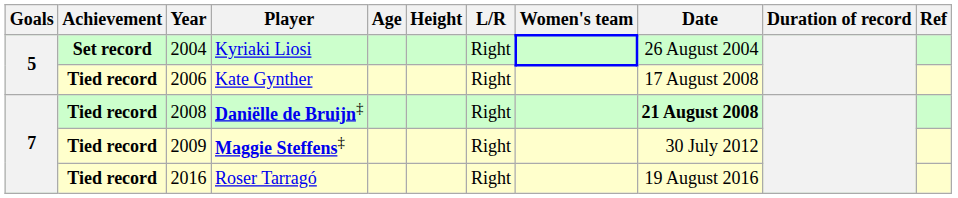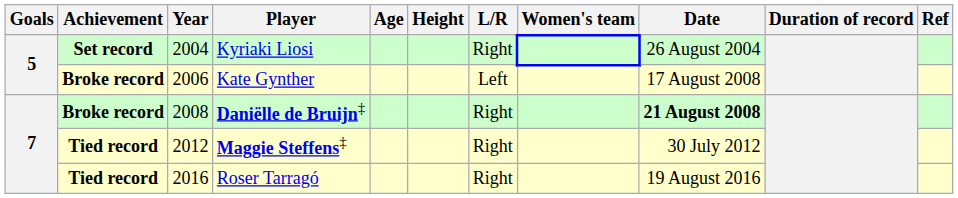(112, 79) Tied record -> (113, 79) Broke record
(491, 79) Right -> (493, 79) Left
(112, 111) Tied record -> (113, 111) Broke record
(189, 146) 2009 -> (190, 146) 2012
